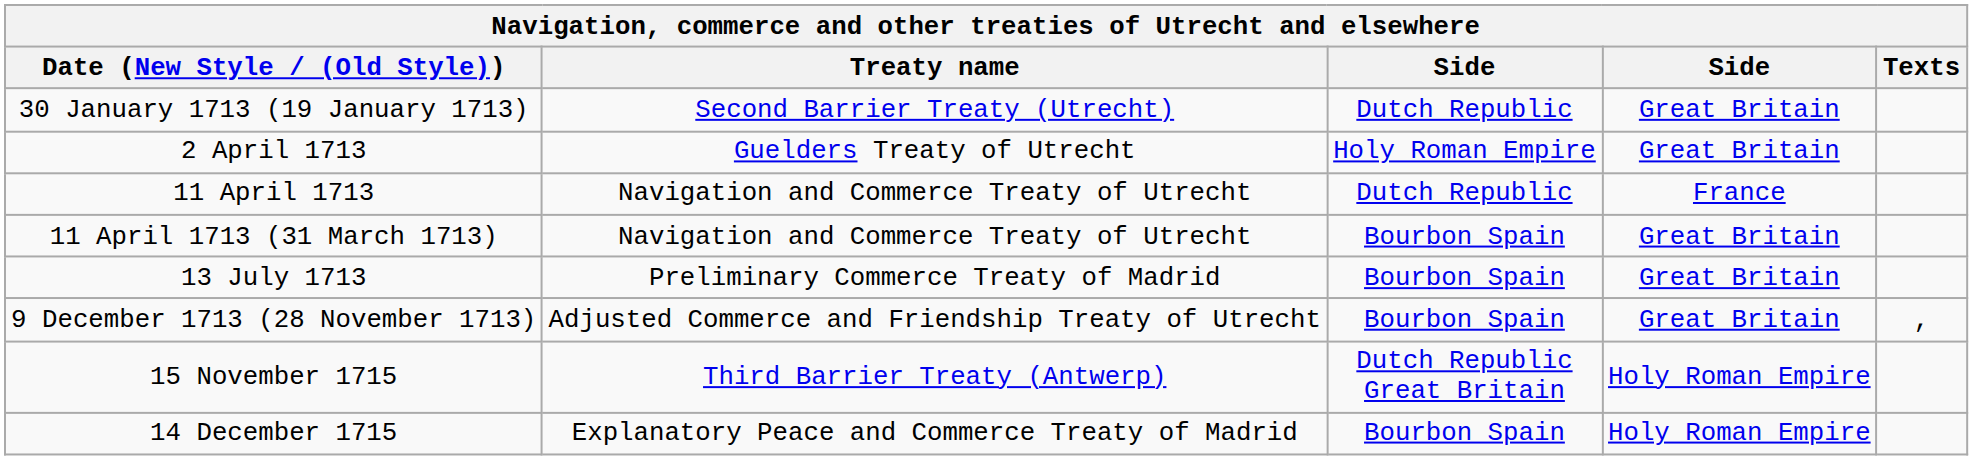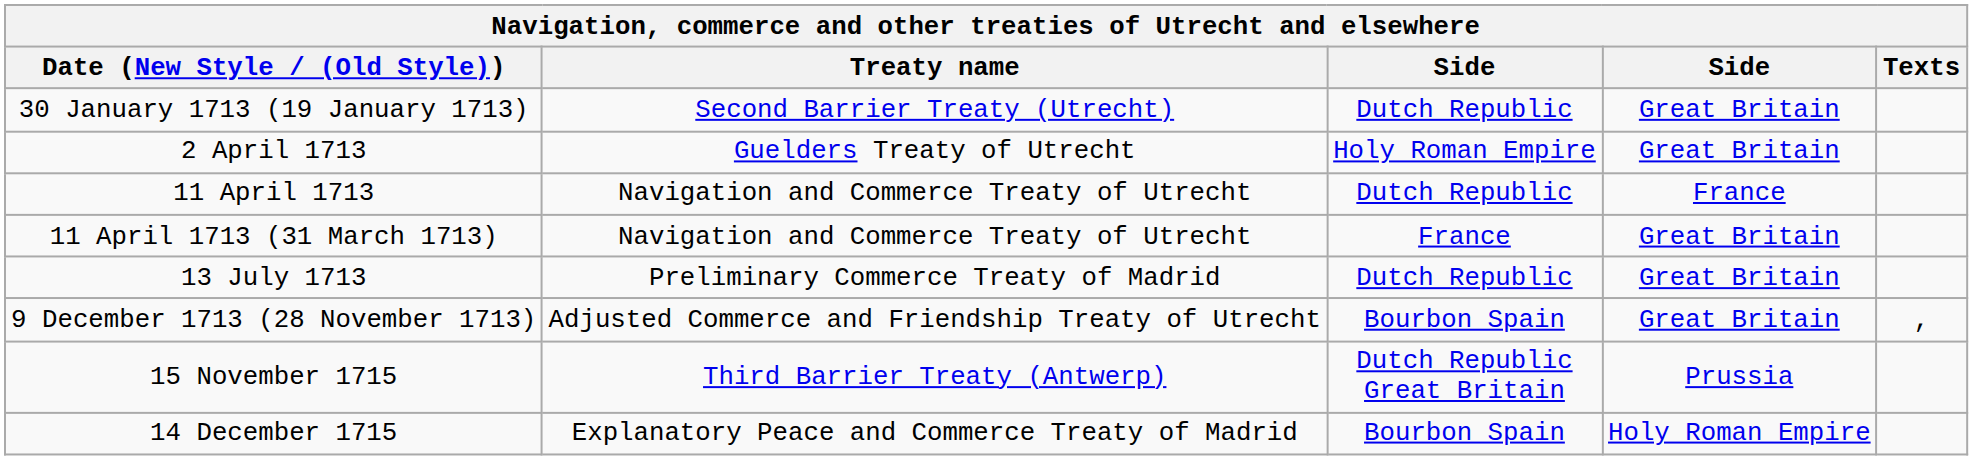(1464, 236) Bourbon Spain -> (1464, 236) France
(1464, 278) Bourbon Spain -> (1464, 278) Dutch Republic
(1739, 376) Holy Roman Empire -> (1739, 376) Prussia
